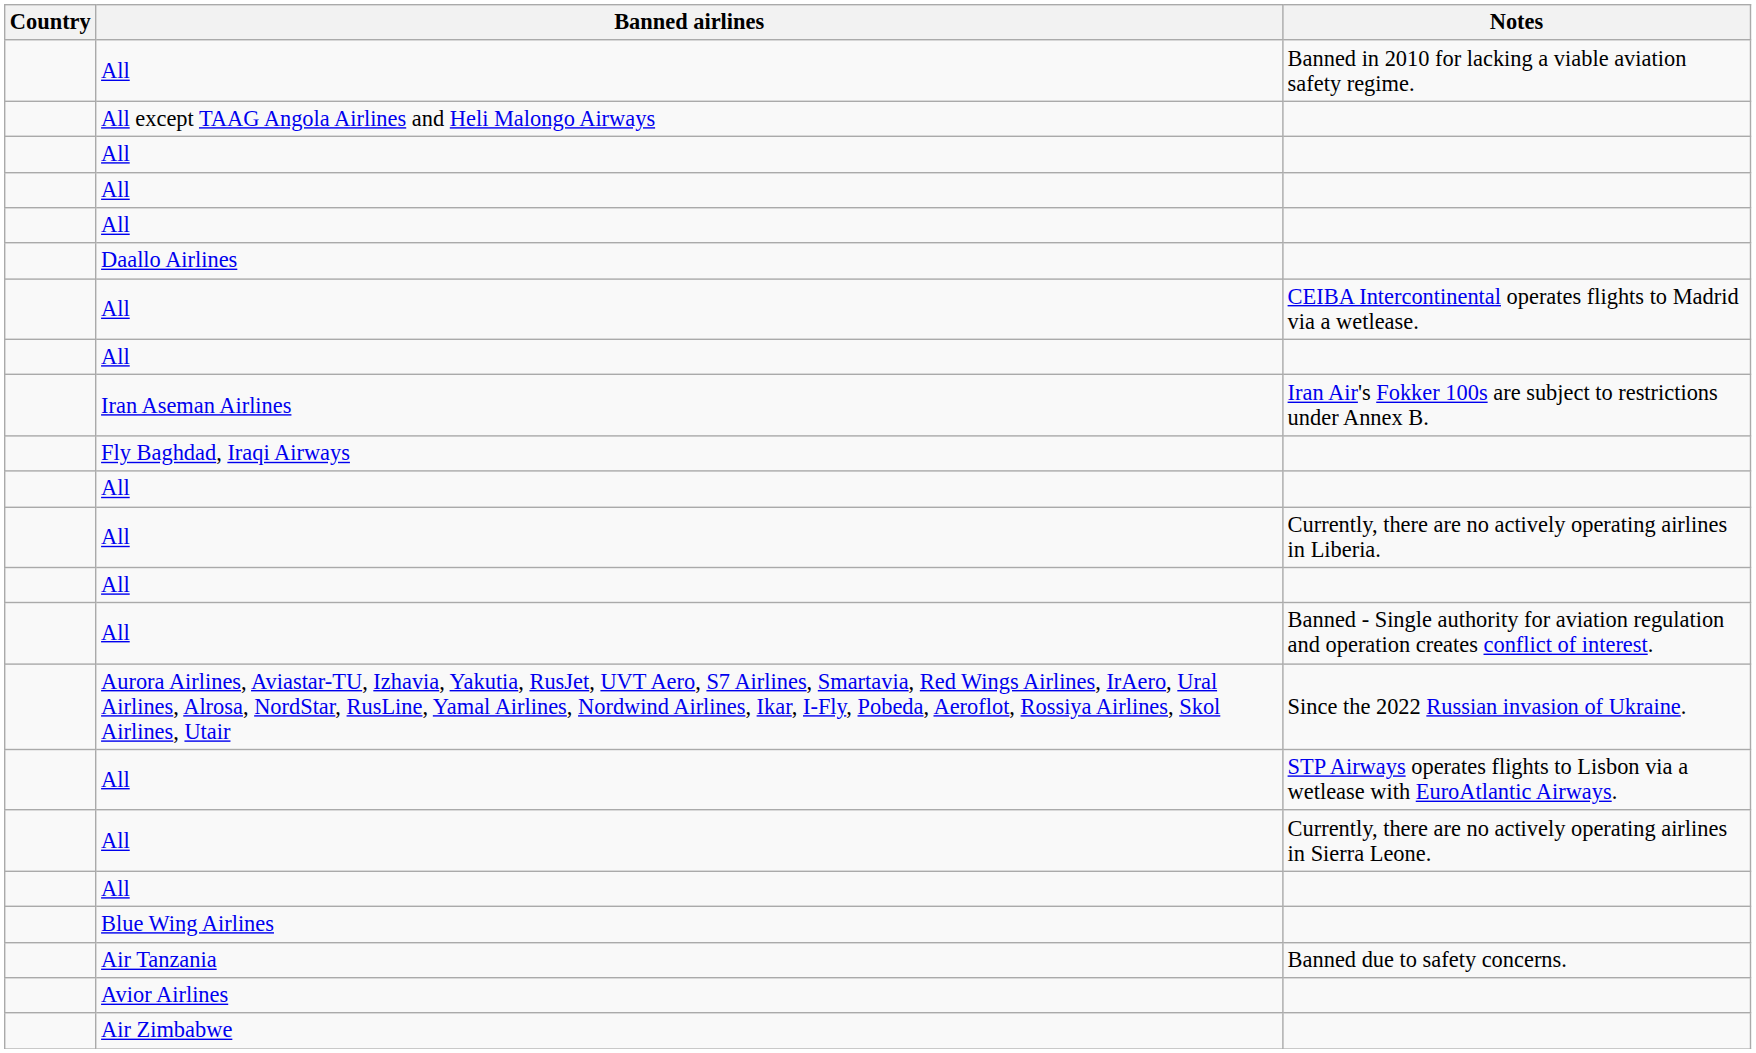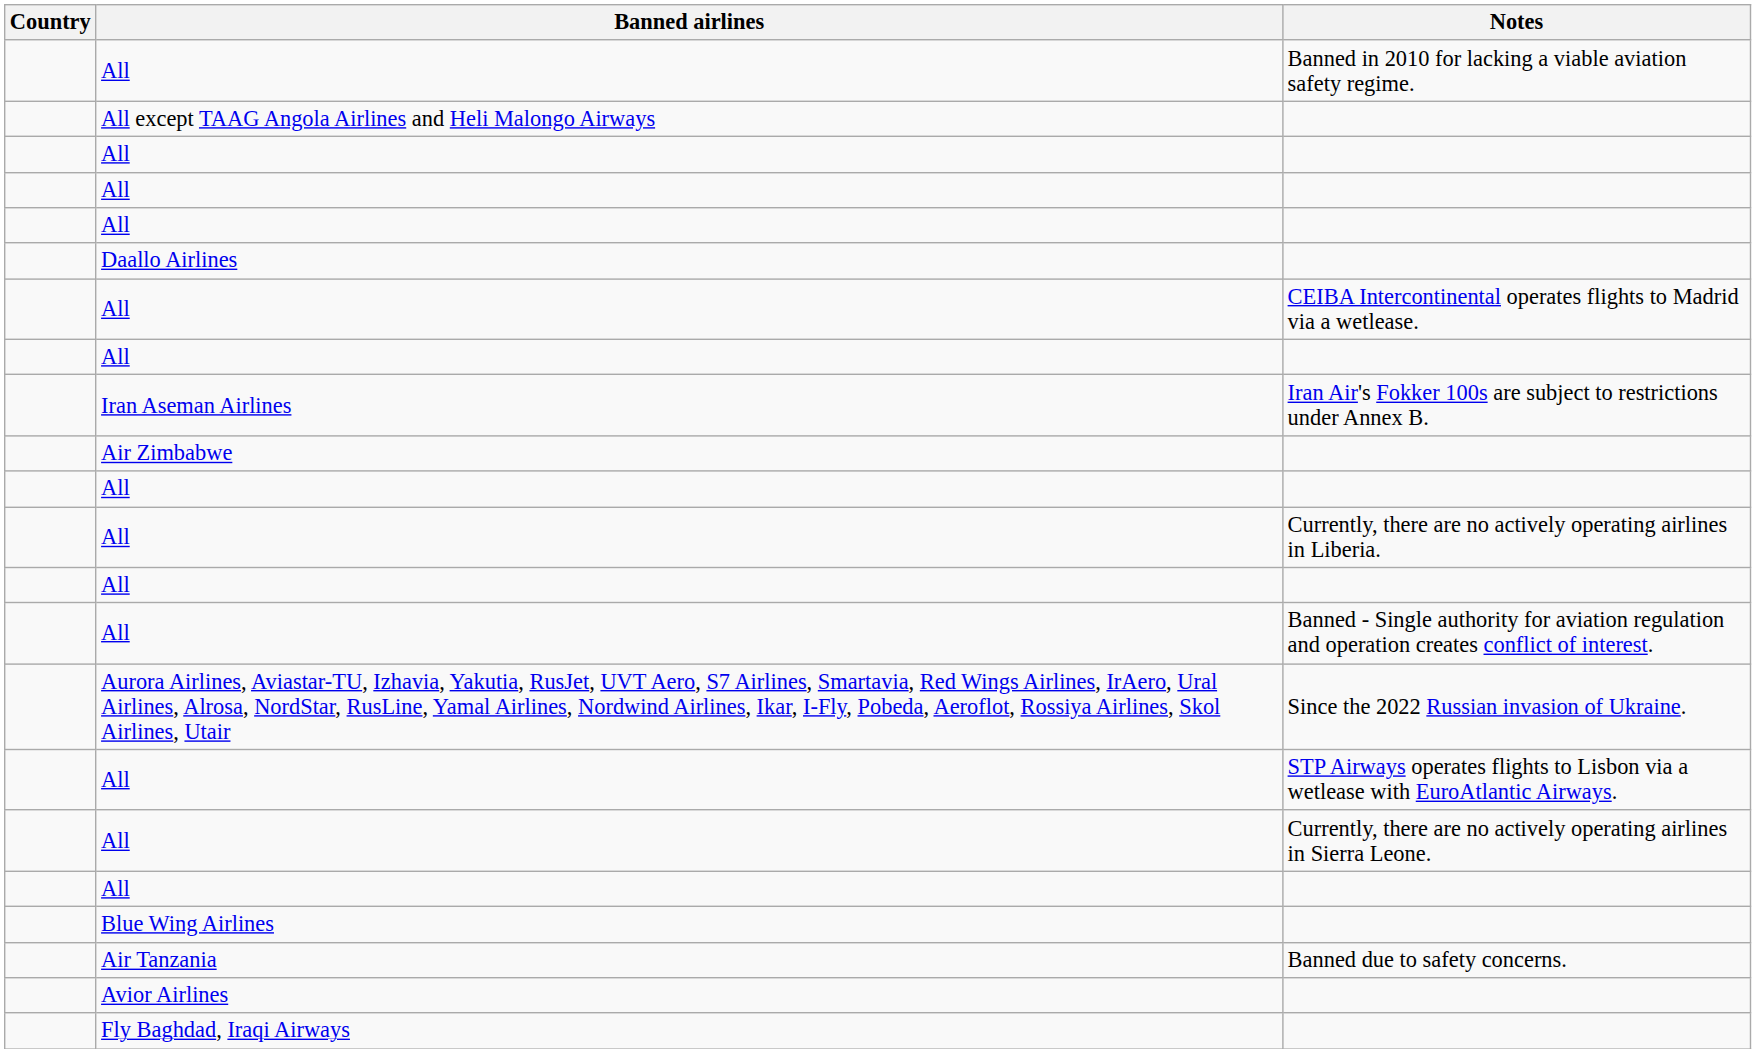rows swapped: (226, 453) <-> (167, 1030)
